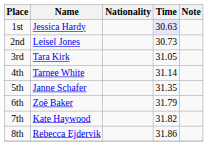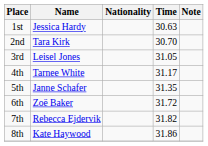(166, 27) lavender background -> (166, 27) no background
(56, 42) Leisel Jones -> (51, 42) Tara Kirk
(166, 42) 30.73 -> (166, 42) 30.70
(51, 57) Tara Kirk -> (56, 57) Leisel Jones
(166, 73) 31.14 -> (166, 73) 31.17
(166, 103) 31.79 -> (166, 103) 31.72
(62, 118) Kate Haywood -> (67, 118) Rebecca Ejdervik
(67, 133) Rebecca Ejdervik -> (62, 133) Kate Haywood
